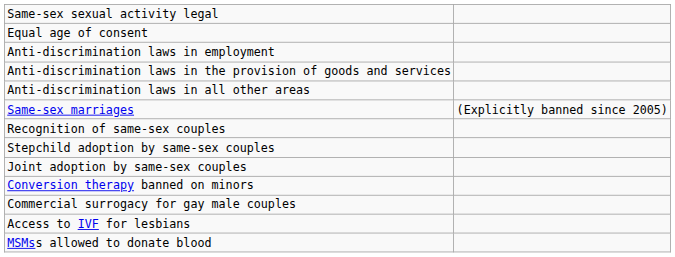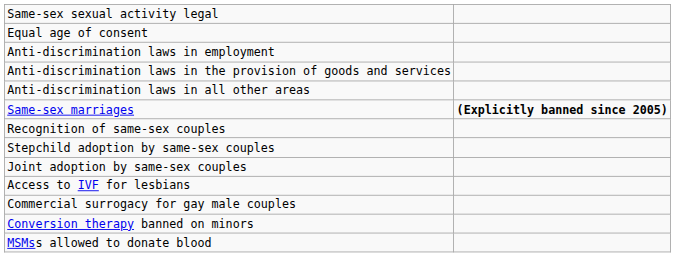(562, 109) normal -> (562, 109) bold
rows swapped: (99, 224) <-> (131, 186)
